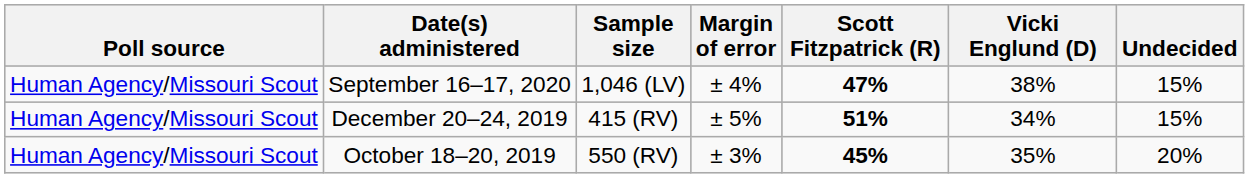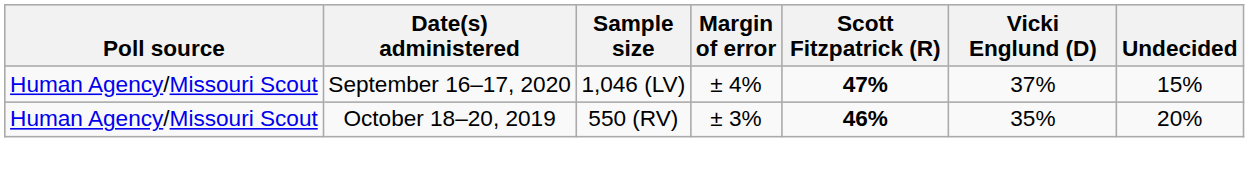(1033, 84) 38% -> (1033, 84) 37%
- row: (450, 120)
(865, 155) 45% -> (865, 120) 46%
